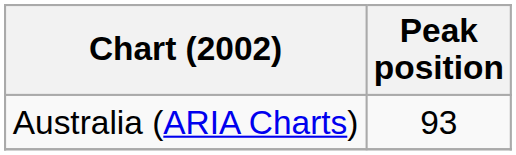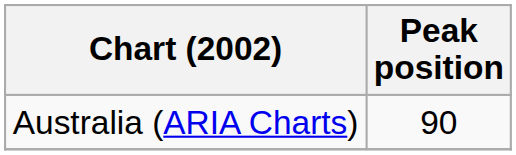(439, 121) 93 -> (439, 121) 90
